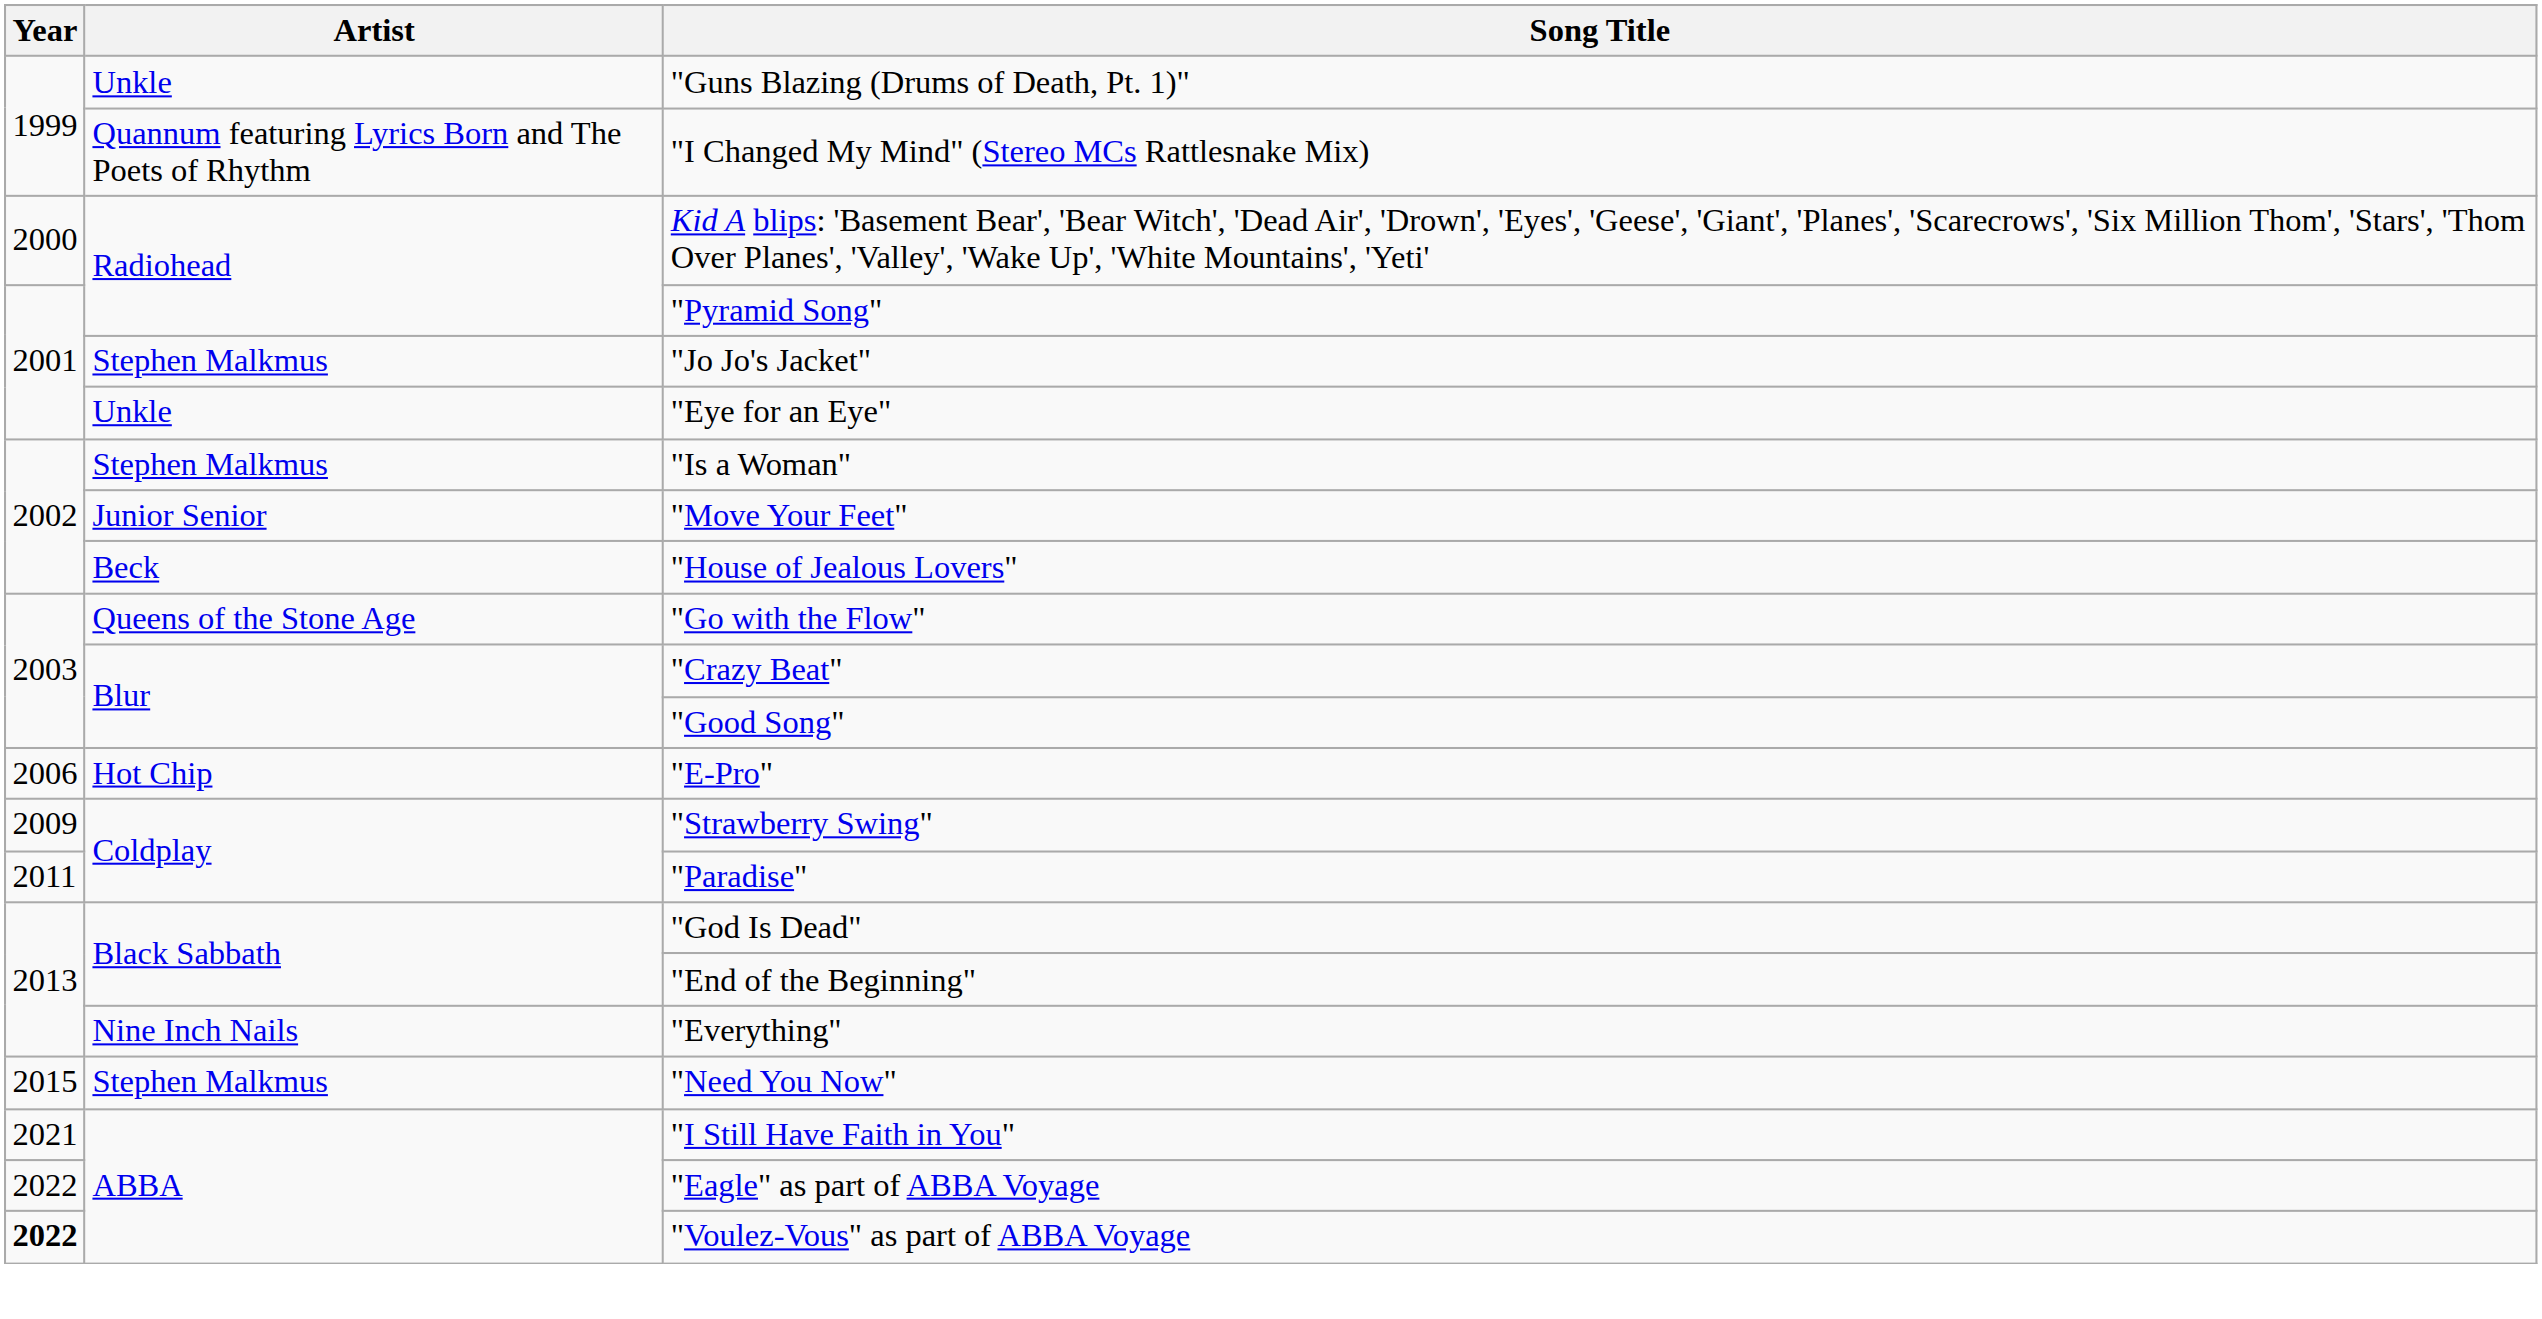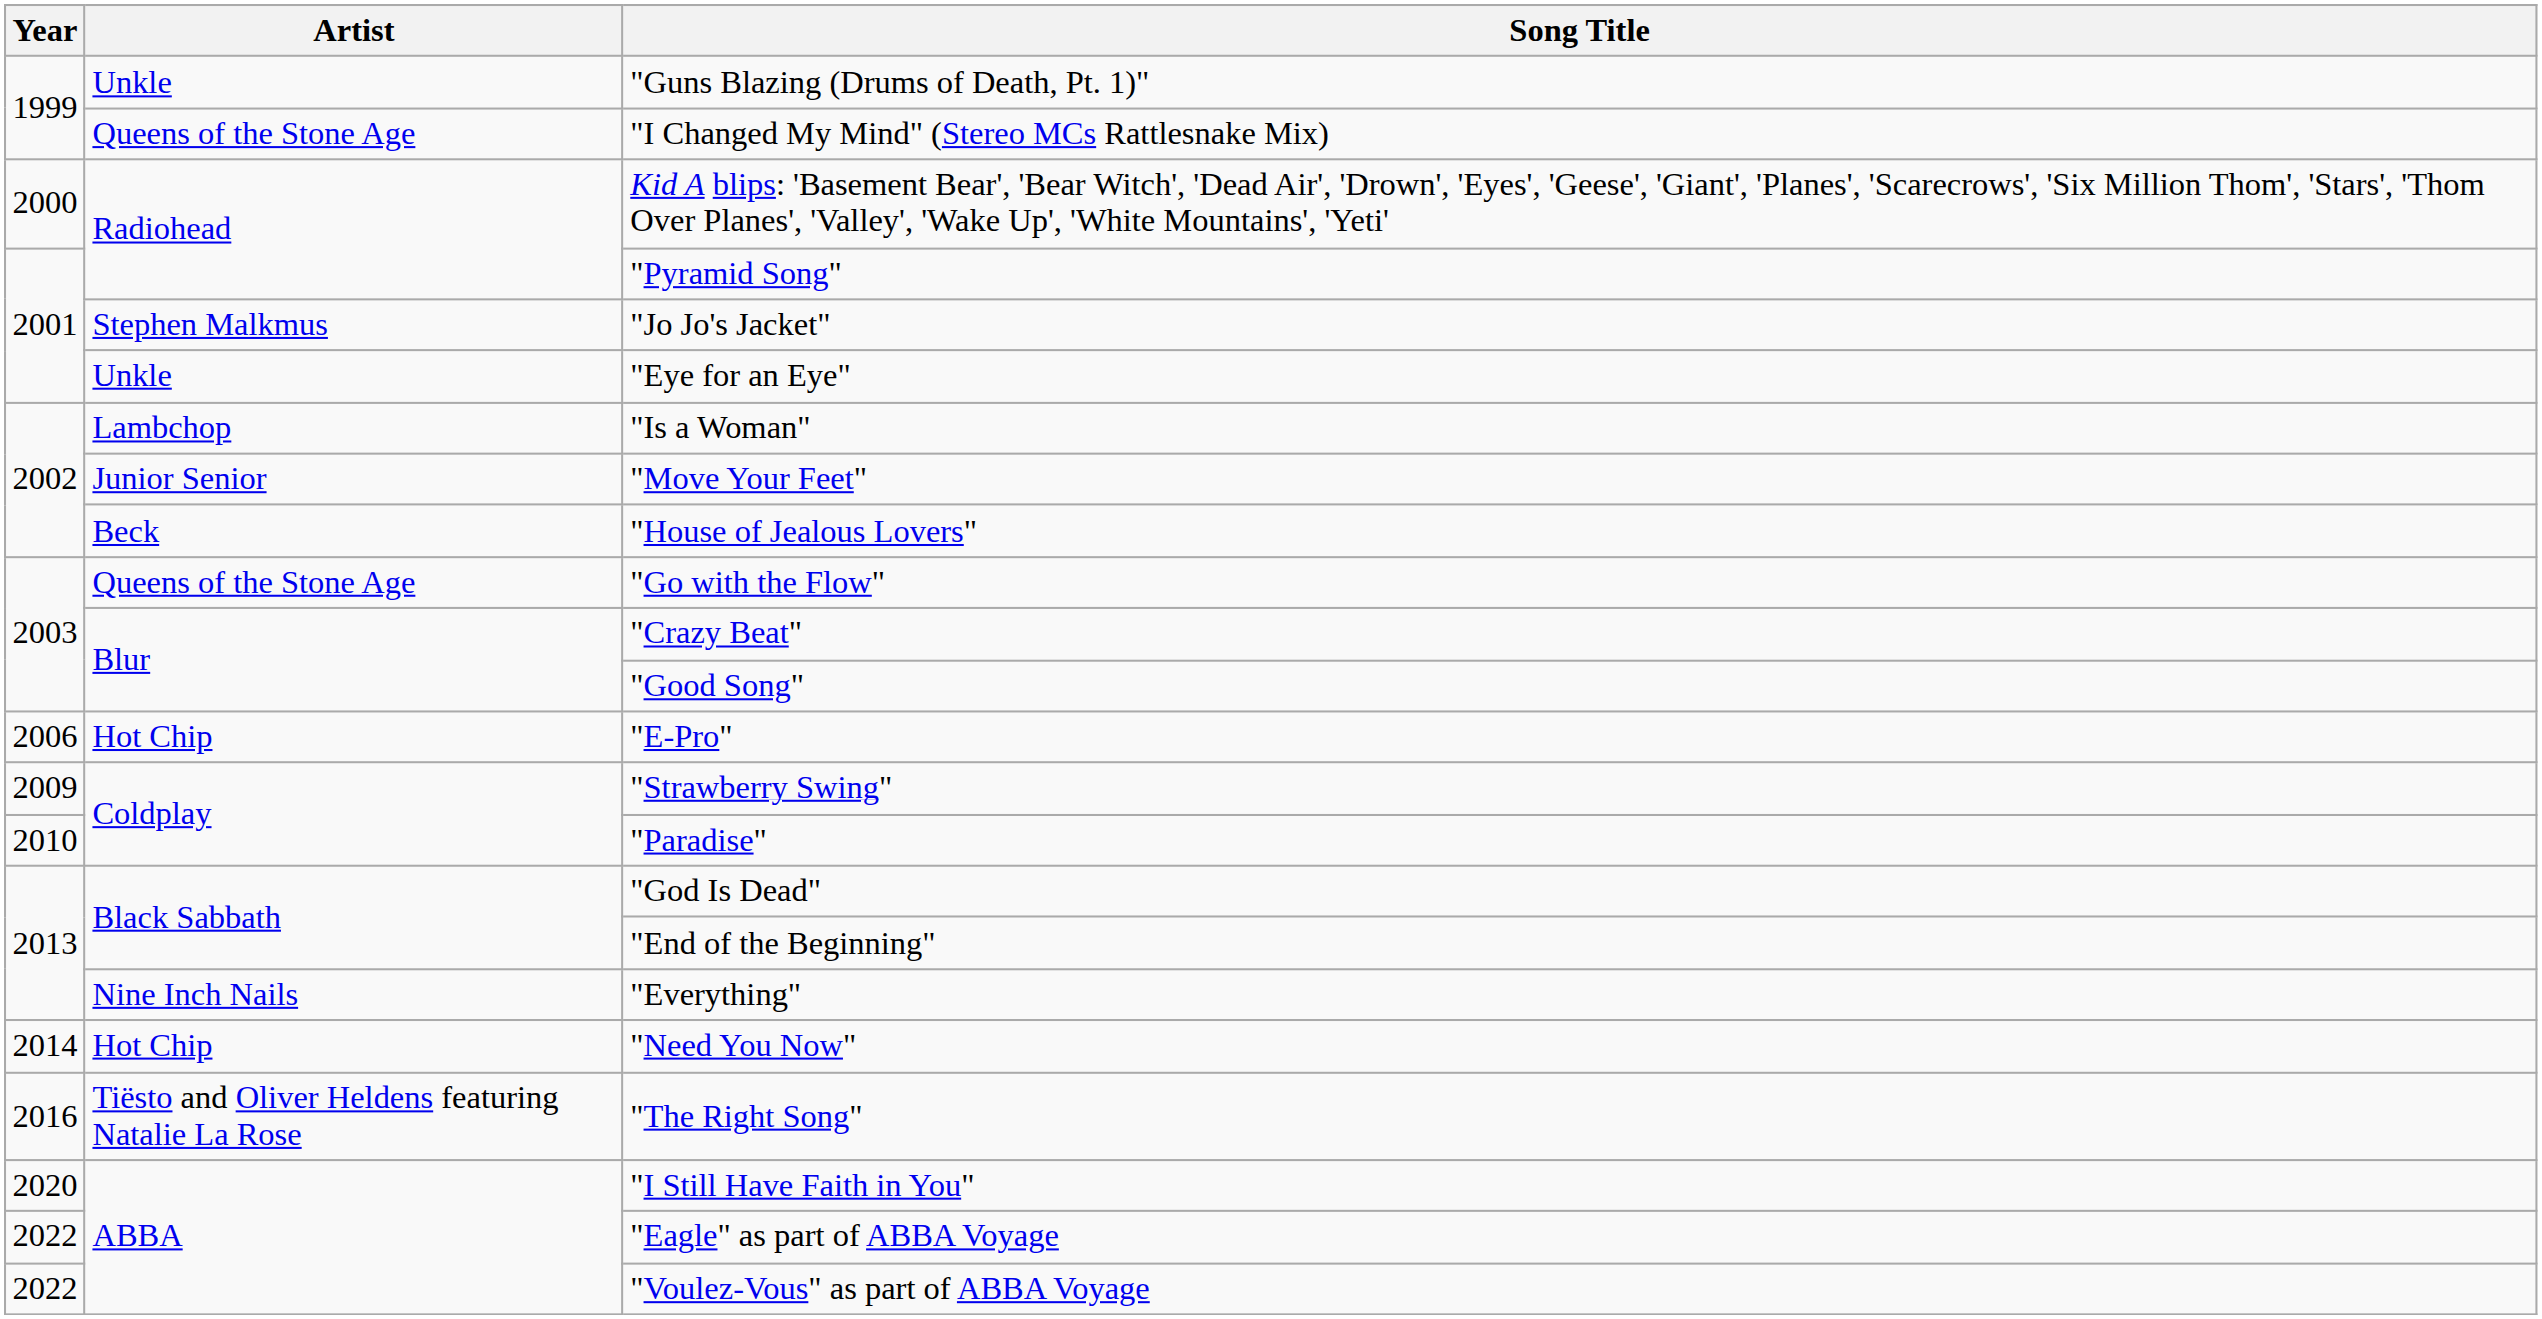(357, 151) Quannum featuring Lyrics Born and The Poets of Rhythm -> (254, 133) Queens of the Stone Age
(210, 463) Stephen Malkmus -> (162, 427) Lambchop
(44, 876) 2011 -> (45, 839) 2010
(45, 1082) 2015 -> (45, 1045) 2014
(210, 1082) Stephen Malkmus -> (152, 1045) Hot Chip
+ row: (746, 1115)
(45, 1133) 2021 -> (45, 1185) 2020
(45, 1236) bold -> (45, 1288) normal
